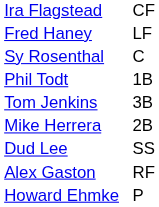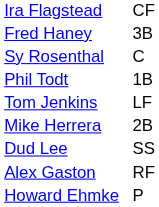(142, 33) LF -> (143, 33) 3B
(143, 102) 3B -> (142, 102) LF
